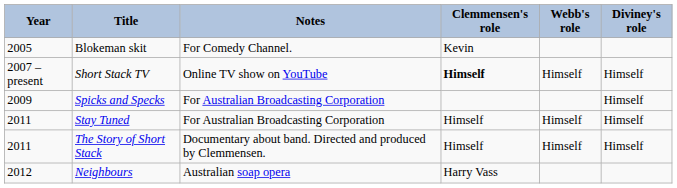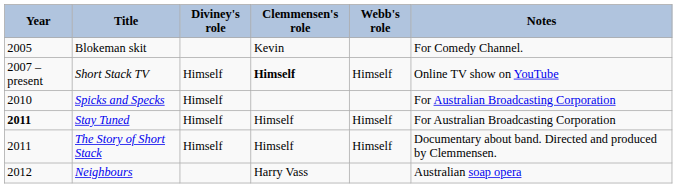columns swapped: (636, 21) <-> (310, 21)
(20, 100) 2009 -> (20, 100) 2010
(19, 120) normal -> (19, 120) bold
